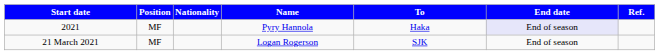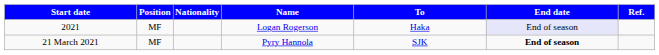(287, 27) Pyry Hannola -> (287, 27) Logan Rogerson
(287, 42) Logan Rogerson -> (287, 42) Pyry Hannola
(552, 42) normal -> (552, 42) bold
